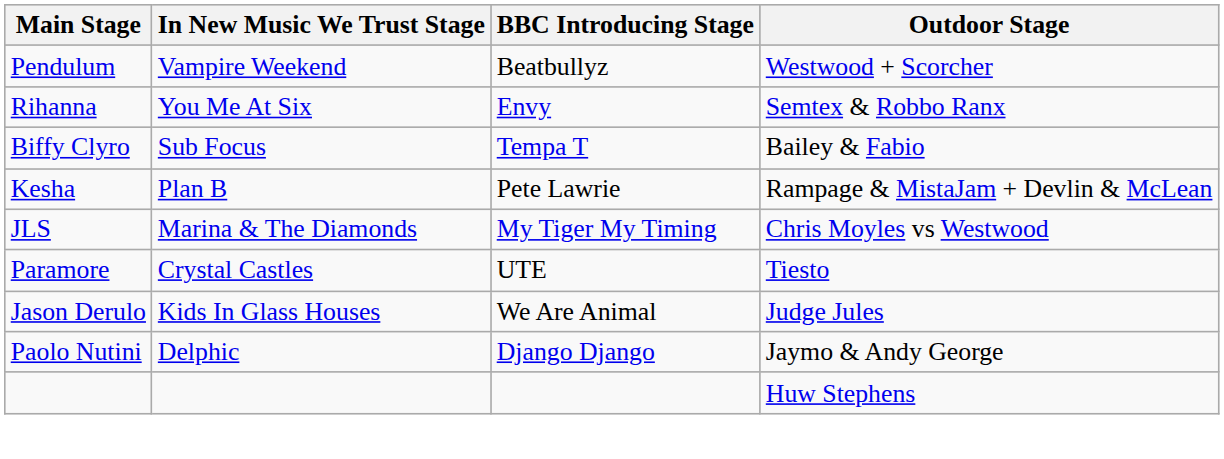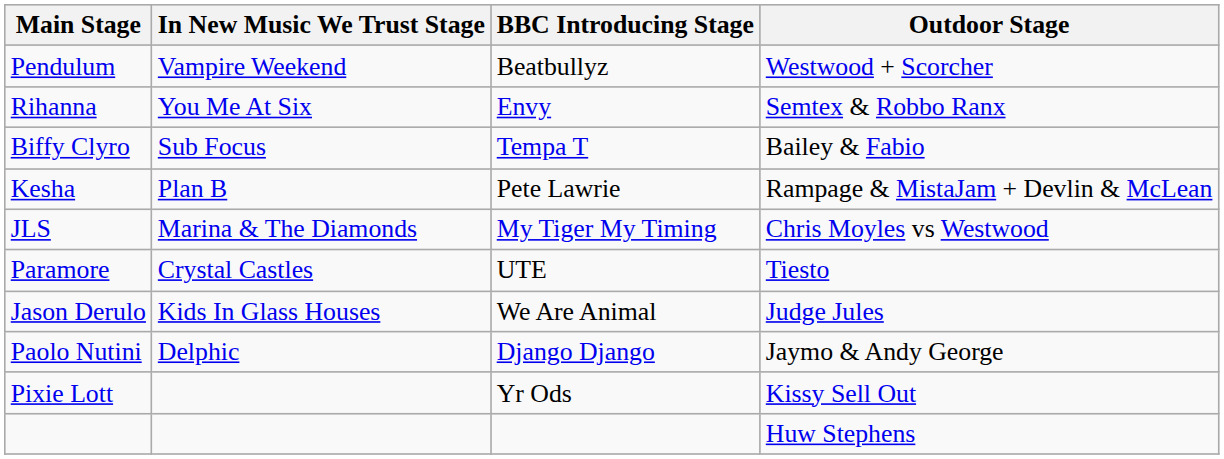+ row: (62, 392)
